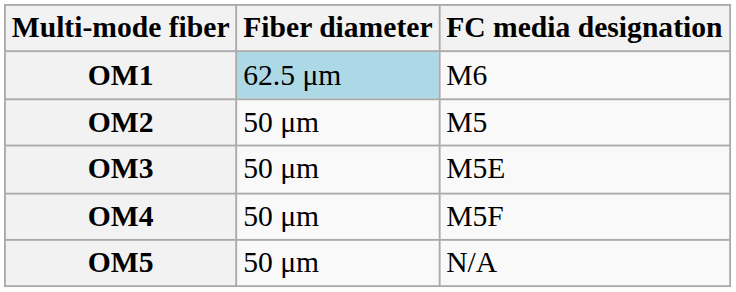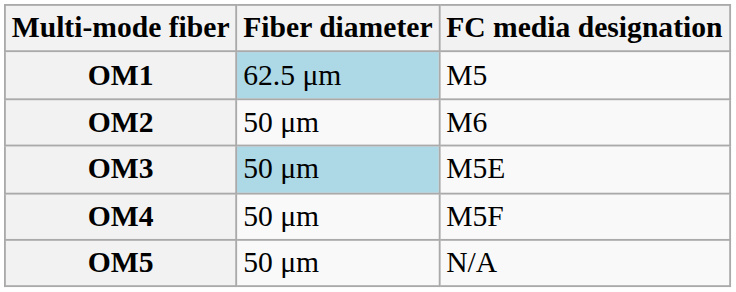(467, 74) M6 -> (467, 74) M5
(467, 121) M5 -> (467, 121) M6
(281, 168) no background -> (281, 168) lightblue background
